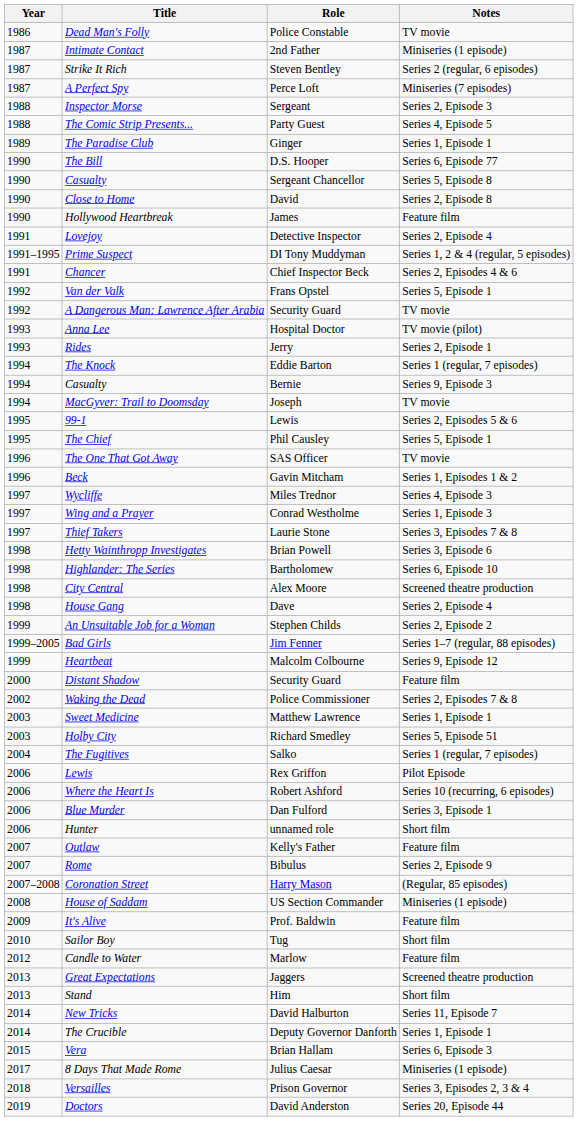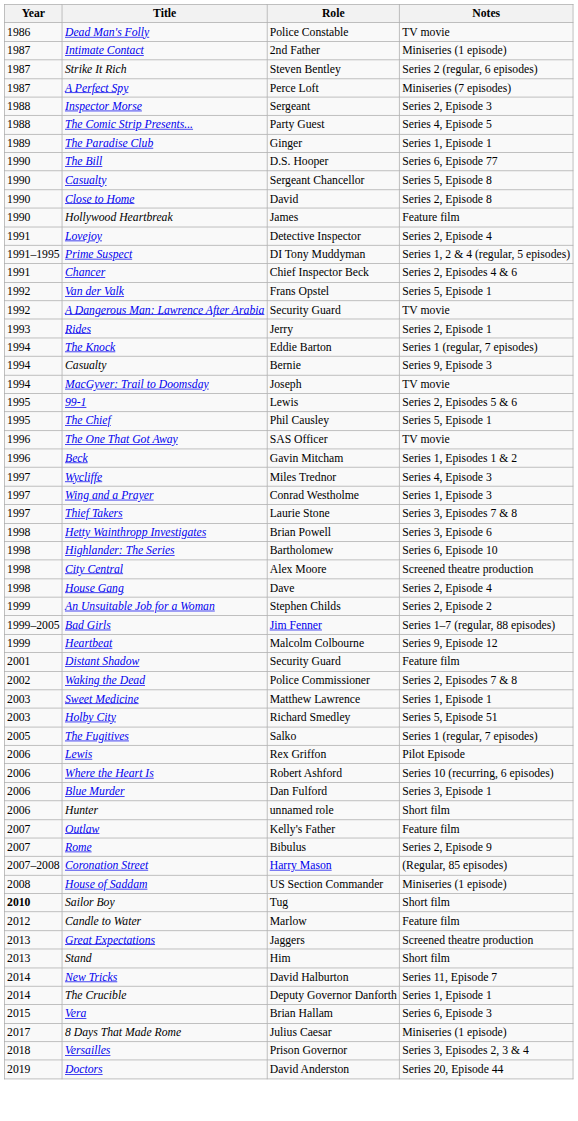- row: (87, 328)
(19, 680) 2000 -> (19, 662) 2001
(19, 754) 2004 -> (19, 736) 2005
- row: (85, 921)
(19, 939) normal -> (19, 902) bold
